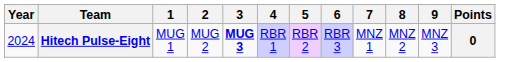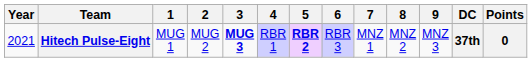+ column: (467, 14)
(21, 40) 2024 -> (21, 40) 2021
(305, 40) normal -> (305, 40) bold
